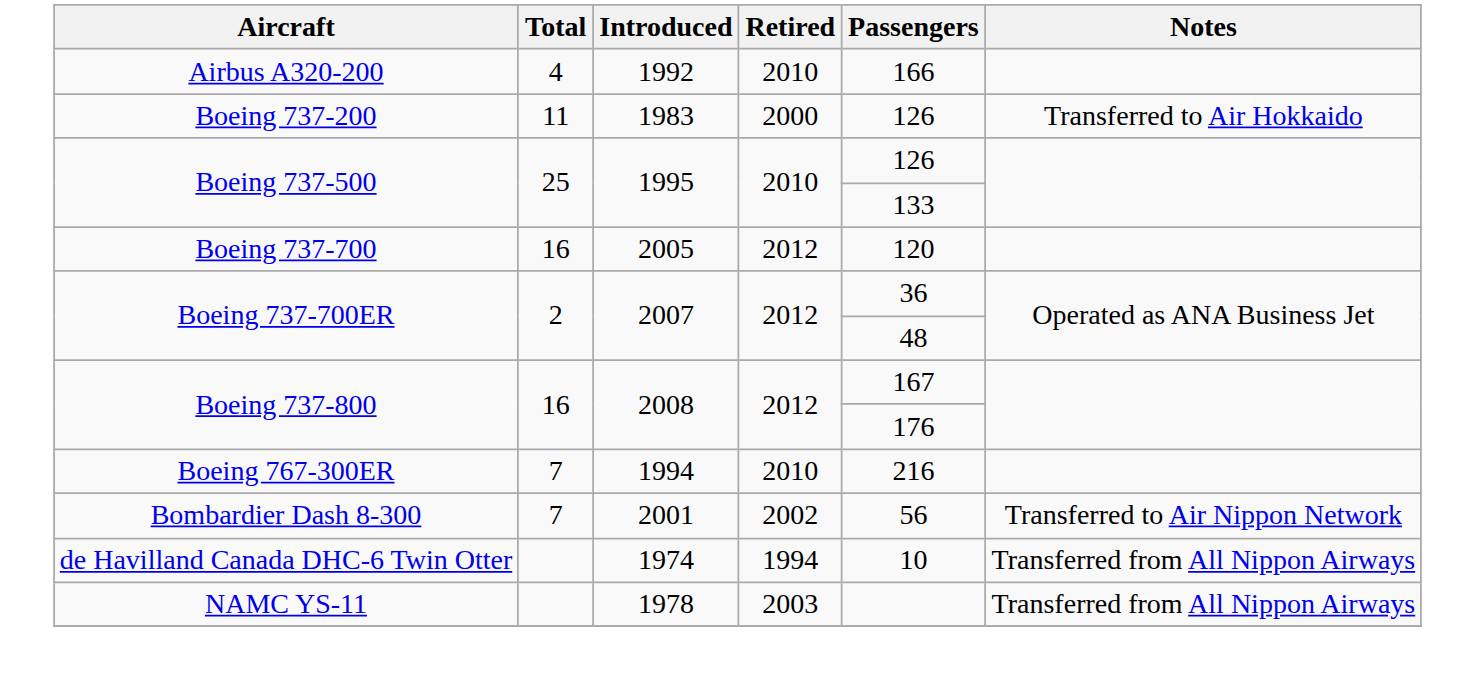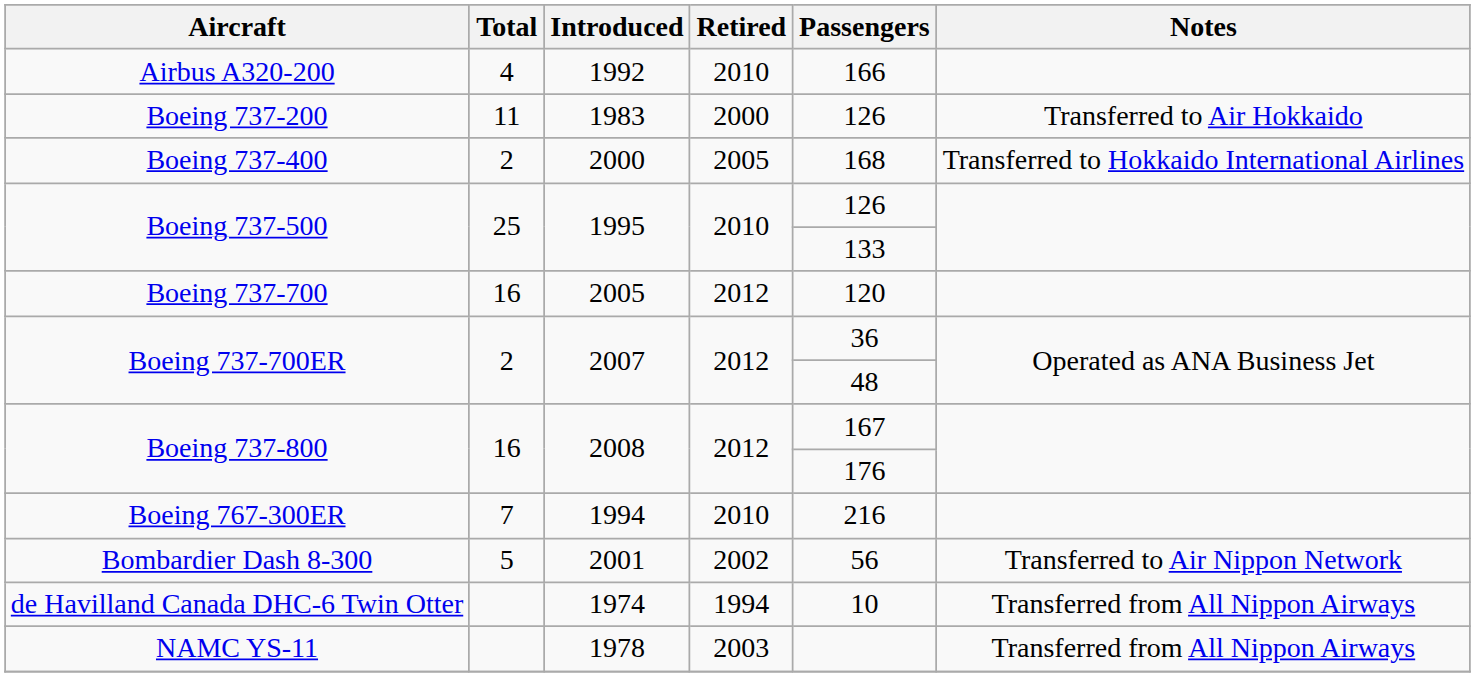+ row: (237, 159)
(556, 515) 7 -> (507, 559) 5
